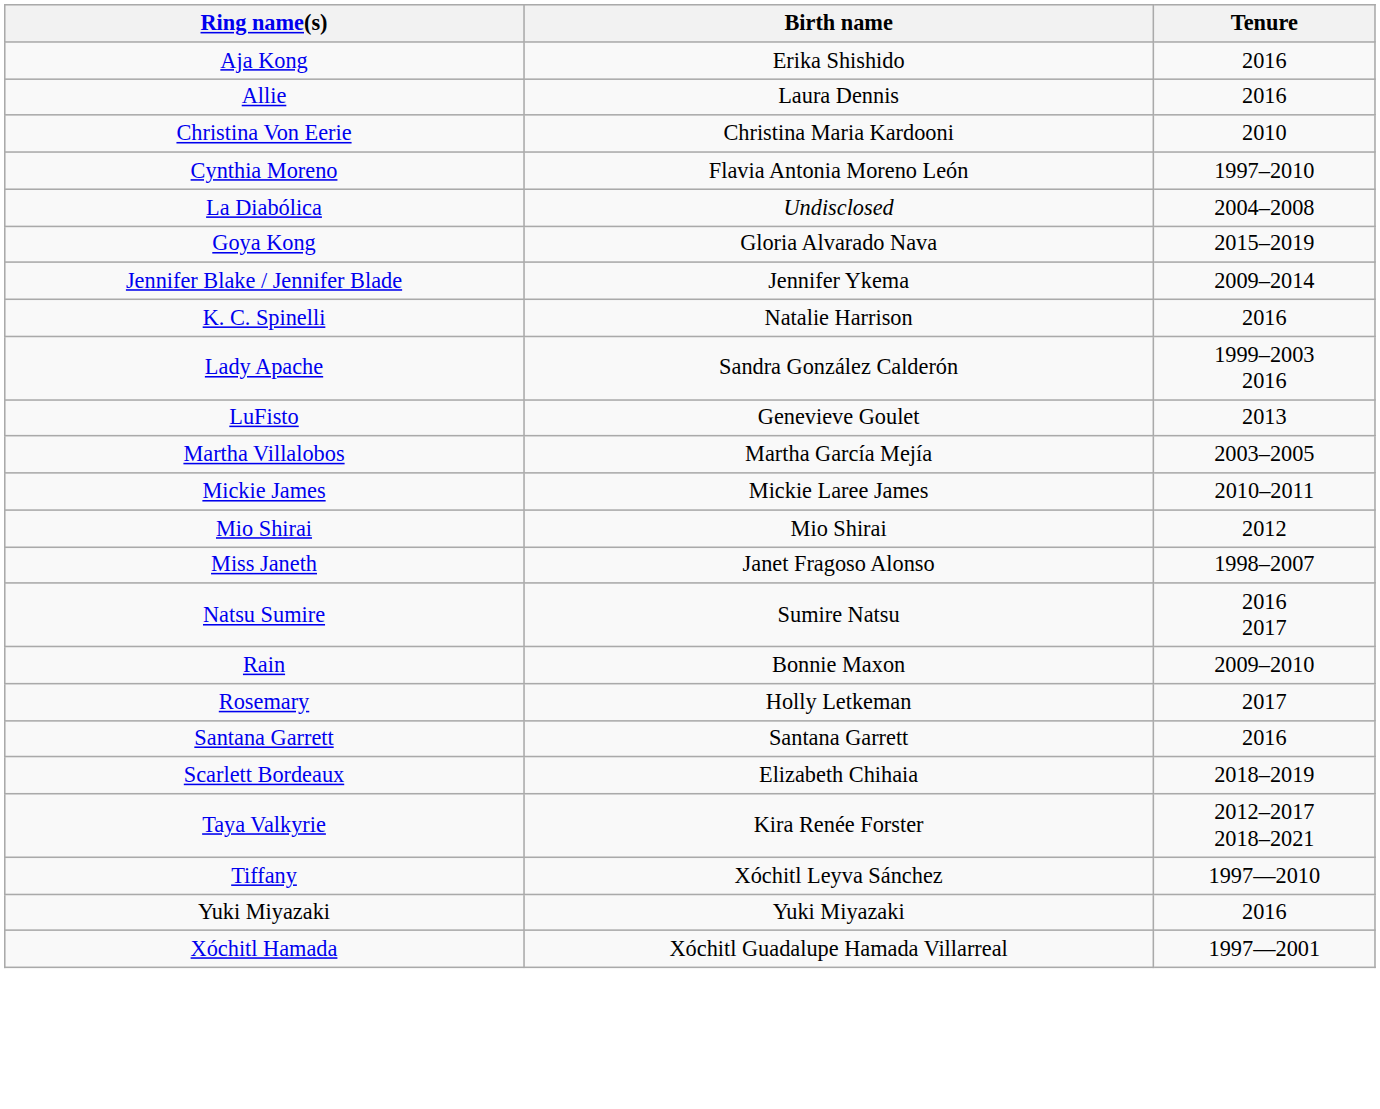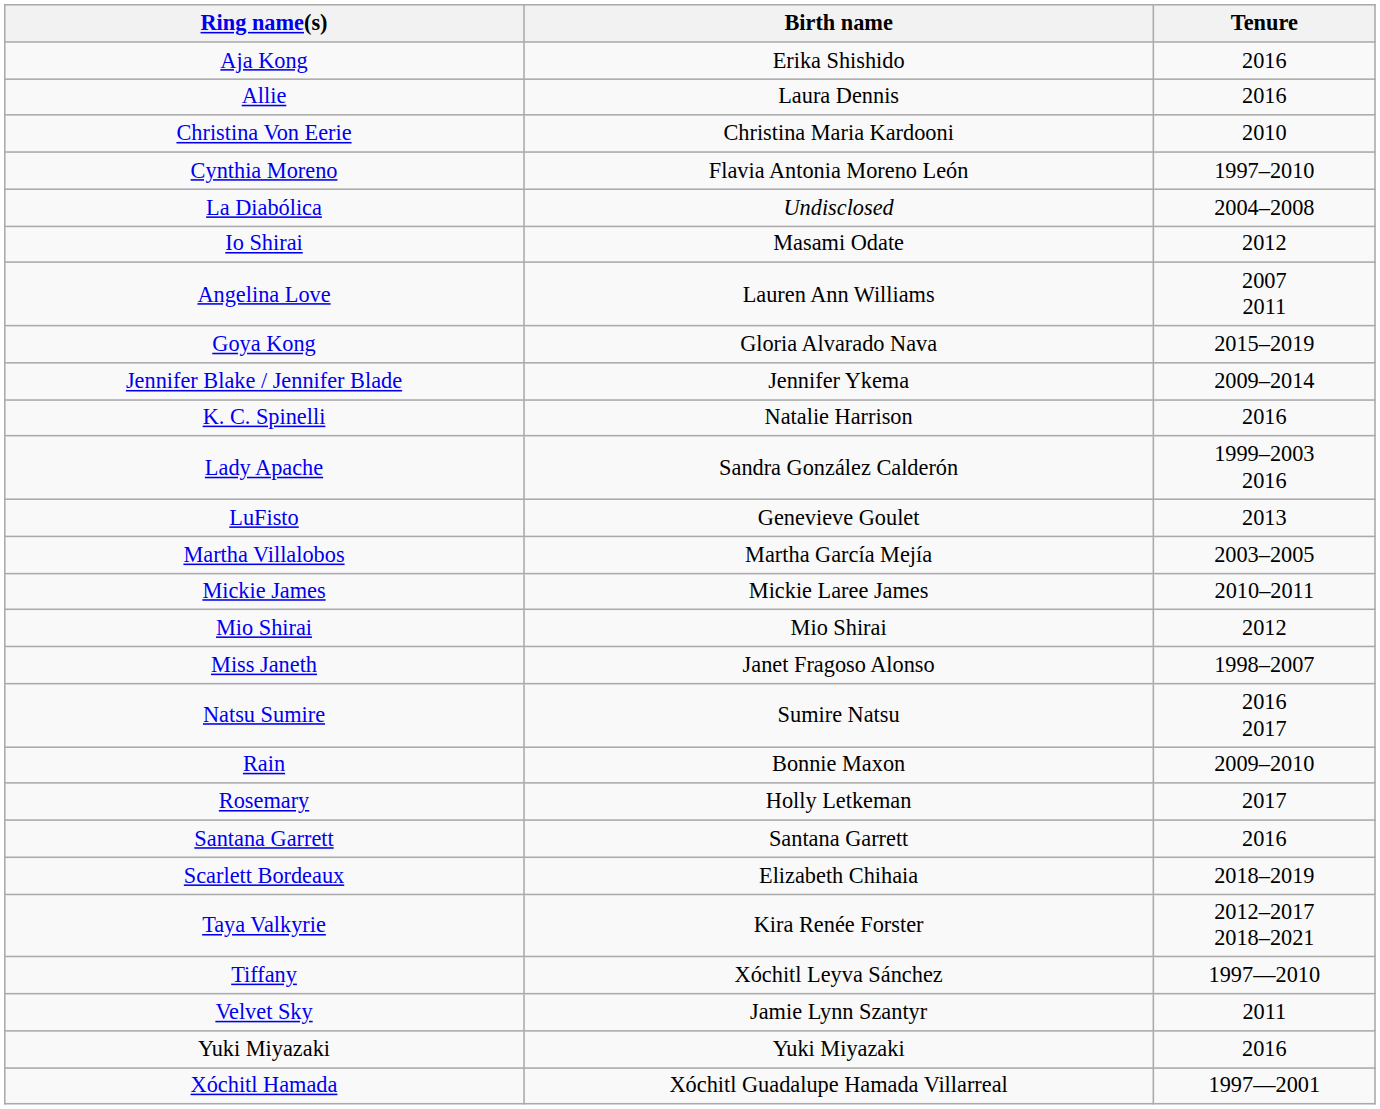+ row: (264, 244)
+ row: (264, 294)
+ row: (264, 1012)
